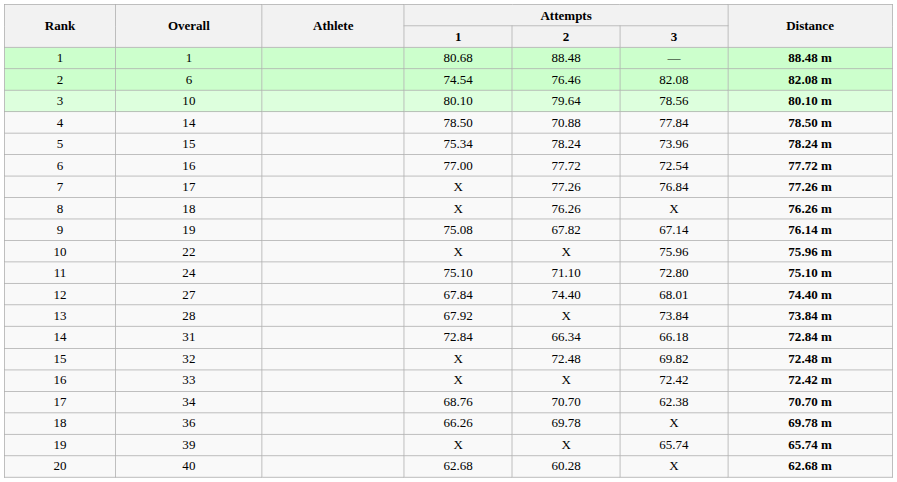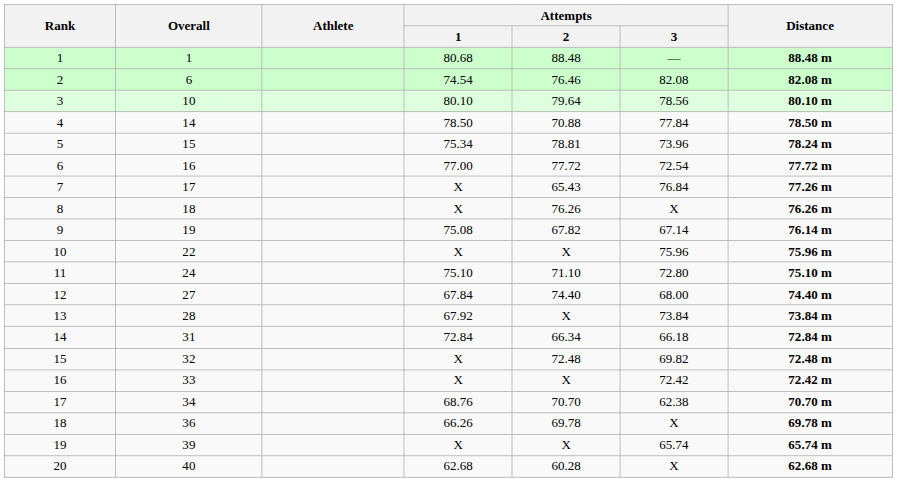(566, 143) 78.24 -> (566, 143) 78.81
(566, 186) 77.26 -> (566, 186) 65.43
(674, 294) 68.01 -> (674, 294) 68.00
